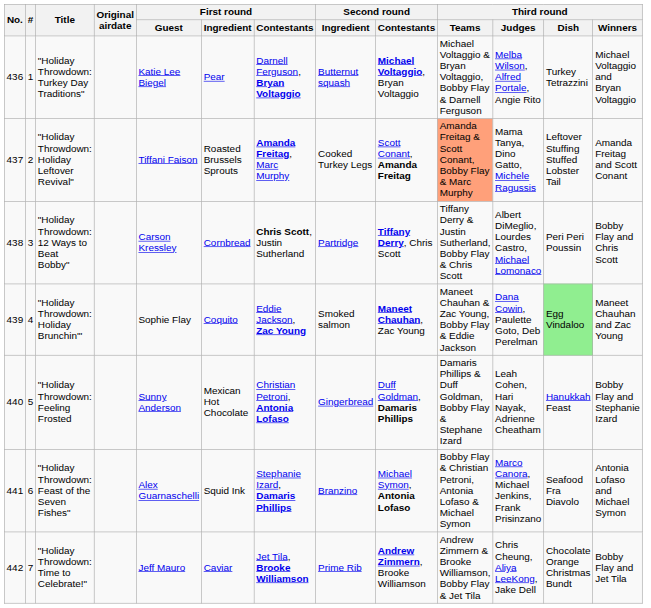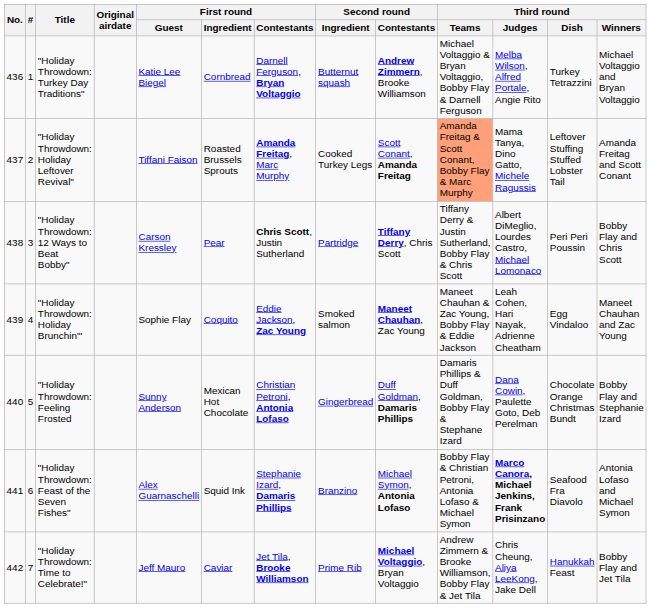(214, 77) Pear -> (227, 77) Cornbread
(401, 77) Michael Voltaggio, Bryan Voltaggio -> (402, 77) Andrew Zimmern, Brooke Williamson
(227, 242) Cornbread -> (214, 242) Pear
(518, 319) Dana Cowin, Paulette Goto, Deb Perelman -> (518, 319) Leah Cohen, Hari Nayak, Adrienne Cheatham
(565, 319) lightgreen background -> (569, 319) no background
(518, 402) Leah Cohen, Hari Nayak, Adrienne Cheatham -> (518, 402) Dana Cowin, Paulette Goto, Deb Perelman
(568, 402) Hanukkah Feast -> (572, 402) Chocolate Orange Christmas Bundt
(518, 490) normal -> (520, 490) bold
(402, 567) Andrew Zimmern, Brooke Williamson -> (401, 567) Michael Voltaggio, Bryan Voltaggio
(568, 567) Chocolate Orange Christmas Bundt -> (572, 567) Hanukkah Feast
